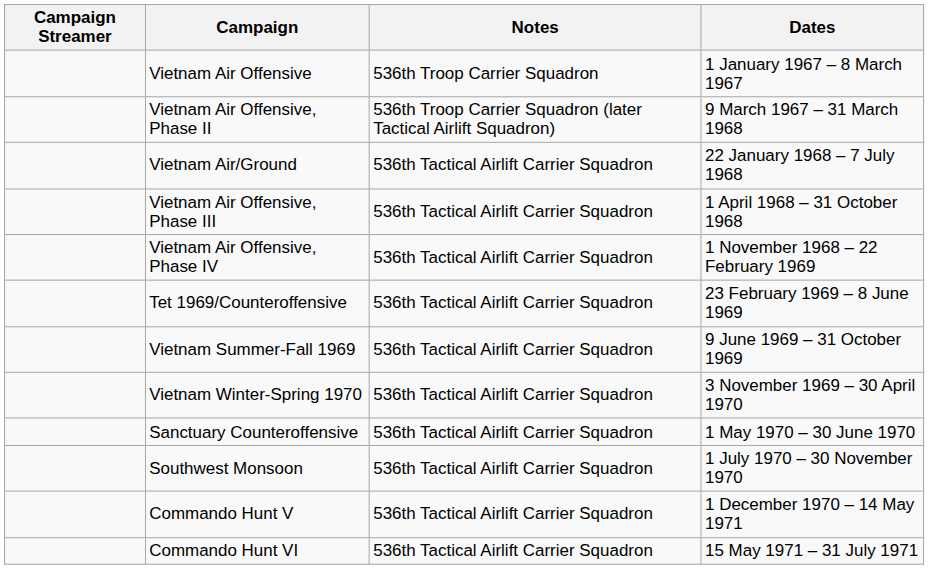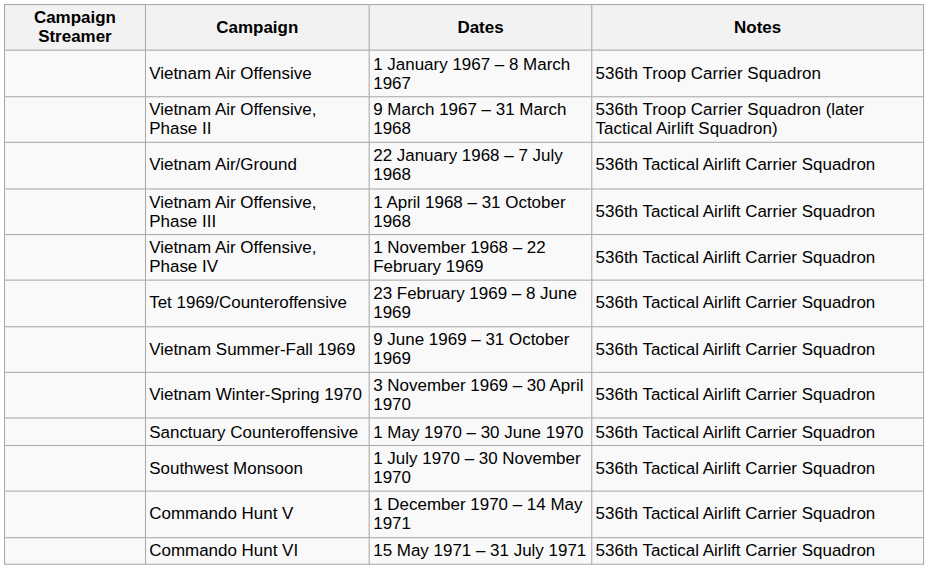columns swapped: (812, 27) <-> (535, 27)
